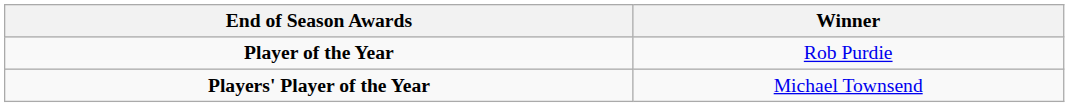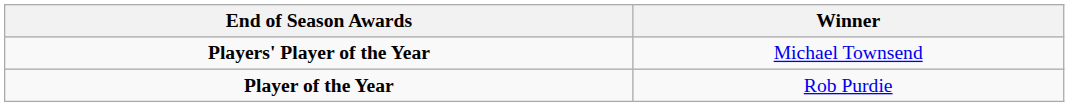rows swapped: (319, 53) <-> (319, 85)
